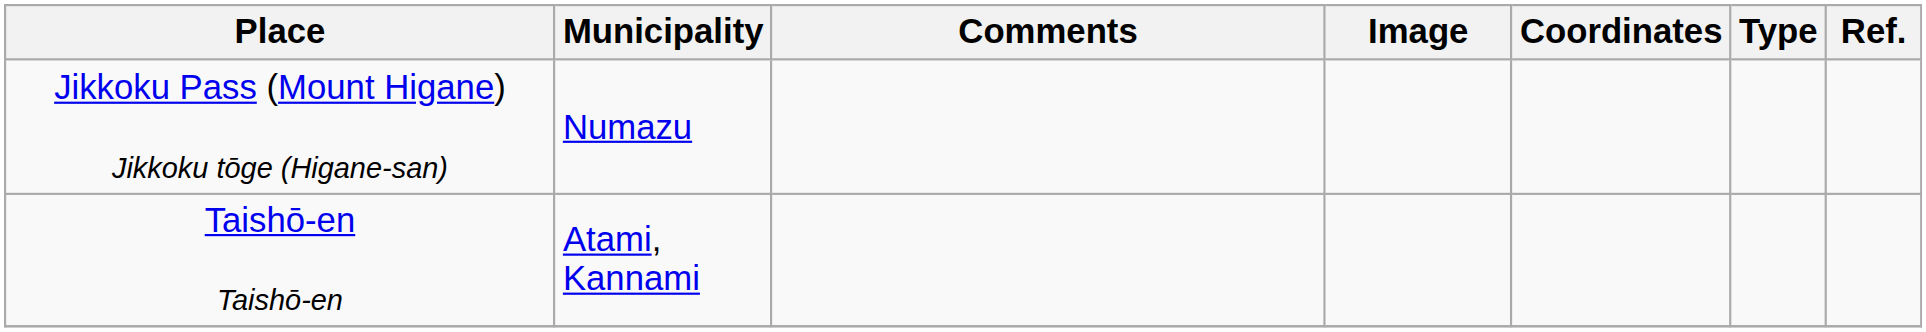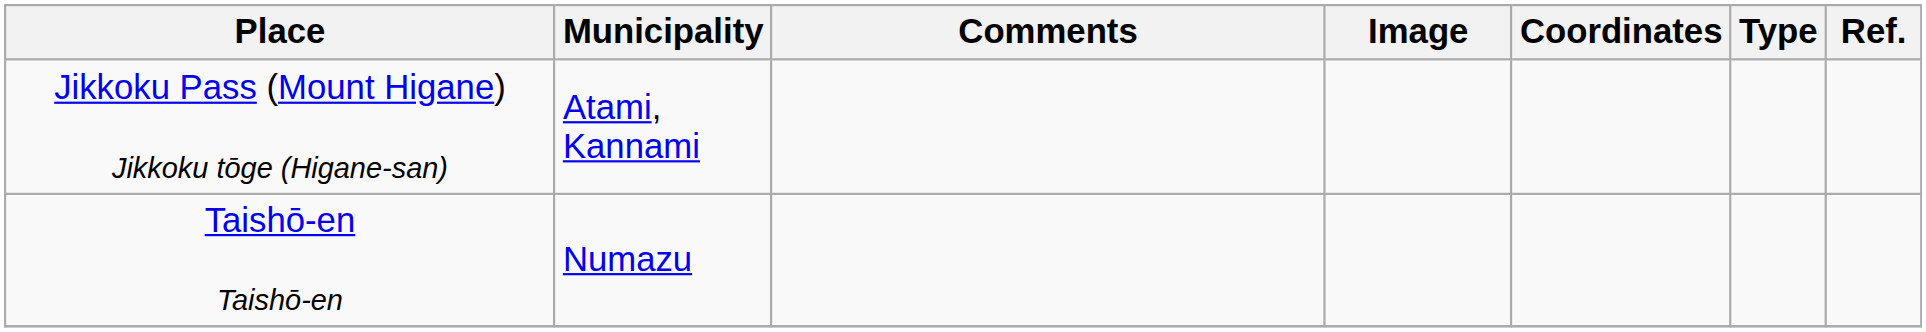(628, 126) Numazu -> (631, 126) Atami, Kannami
(631, 259) Atami, Kannami -> (628, 259) Numazu
